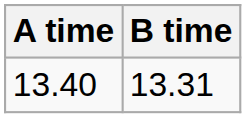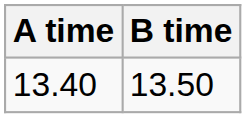(172, 84) 13.31 -> (172, 84) 13.50
